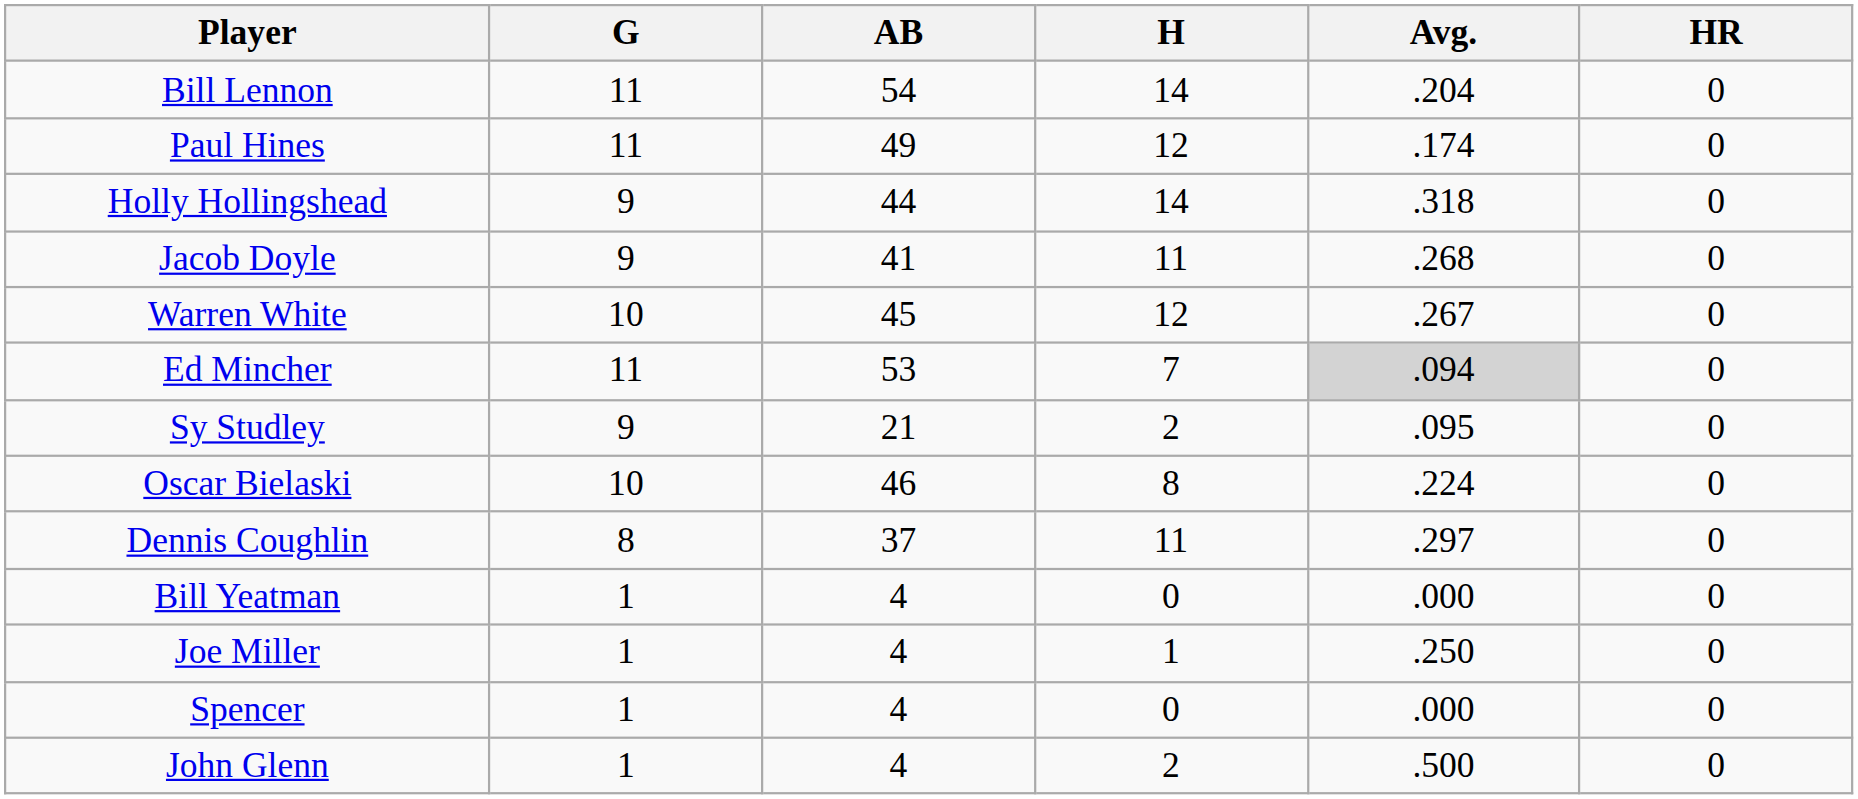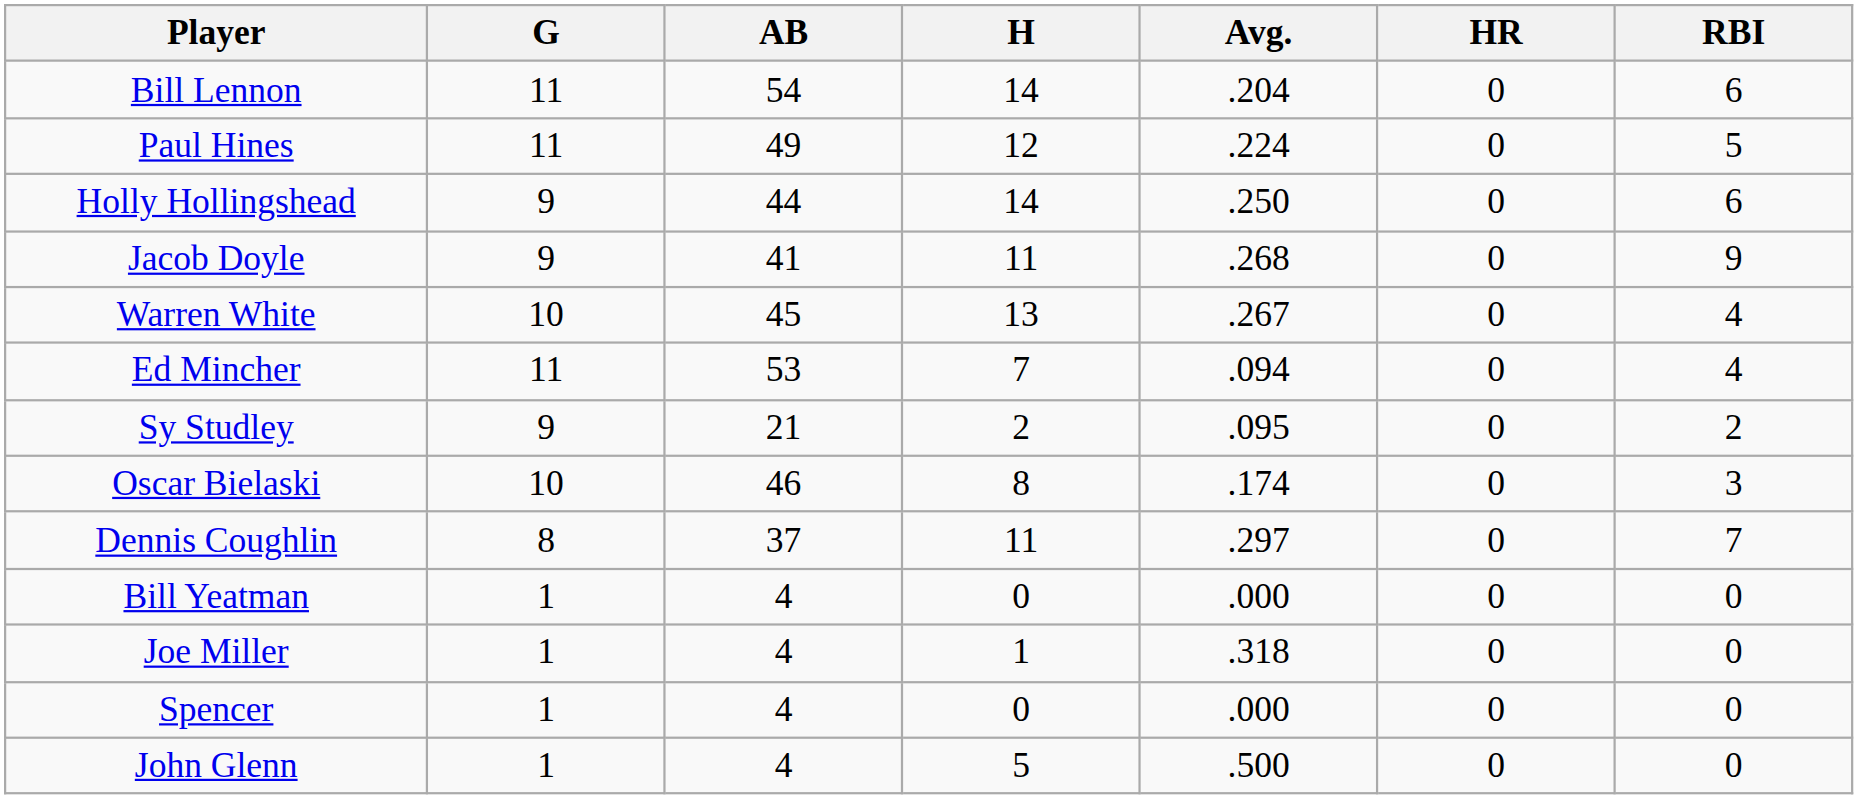+ column: (1734, 32)
(1443, 145) .174 -> (1259, 145) .224
(1443, 201) .318 -> (1259, 201) .250
(1171, 314) 12 -> (1021, 314) 13
(1443, 370) lightgrey background -> (1259, 370) no background
(1443, 483) .224 -> (1259, 483) .174
(1443, 652) .250 -> (1259, 652) .318
(1171, 764) 2 -> (1021, 764) 5
